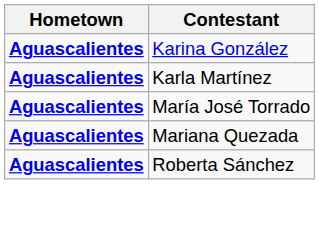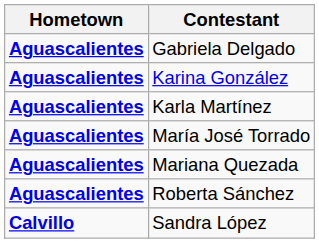+ row: (224, 48)
+ row: (209, 223)
